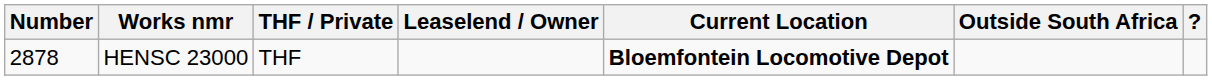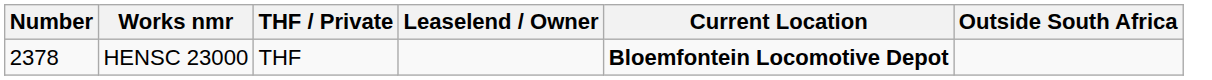- column: (1195, 22)
(34, 57) 2878 -> (34, 57) 2378
